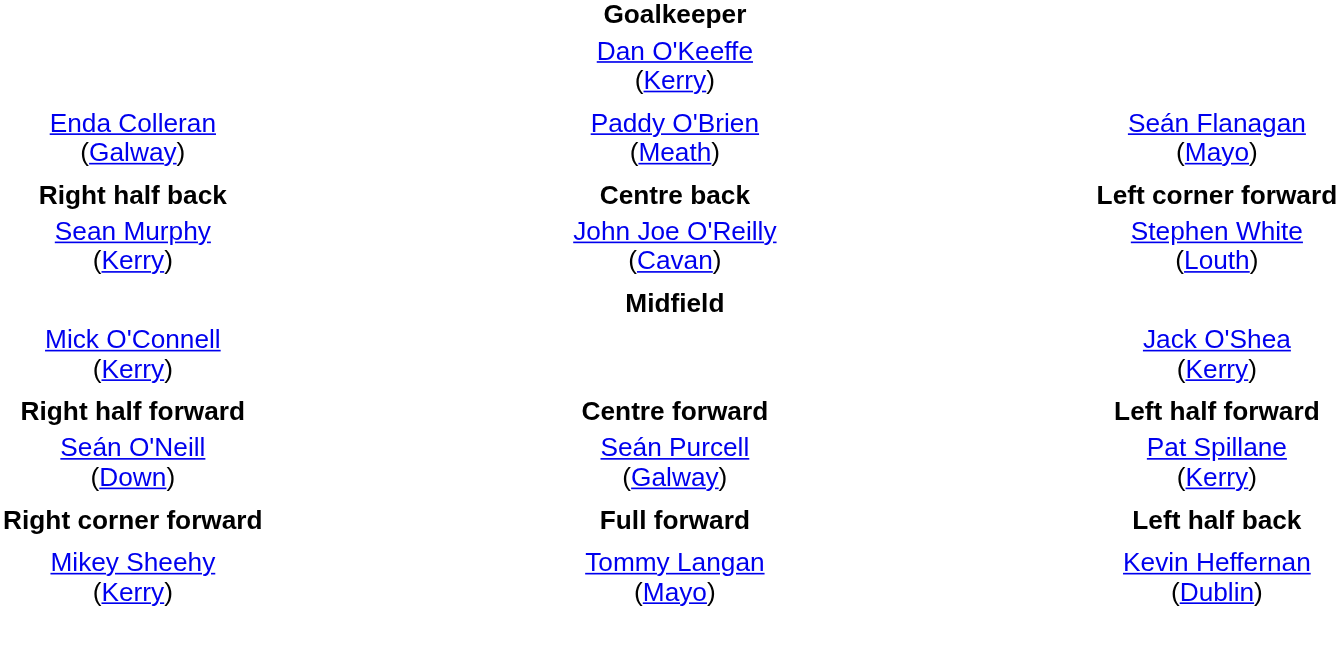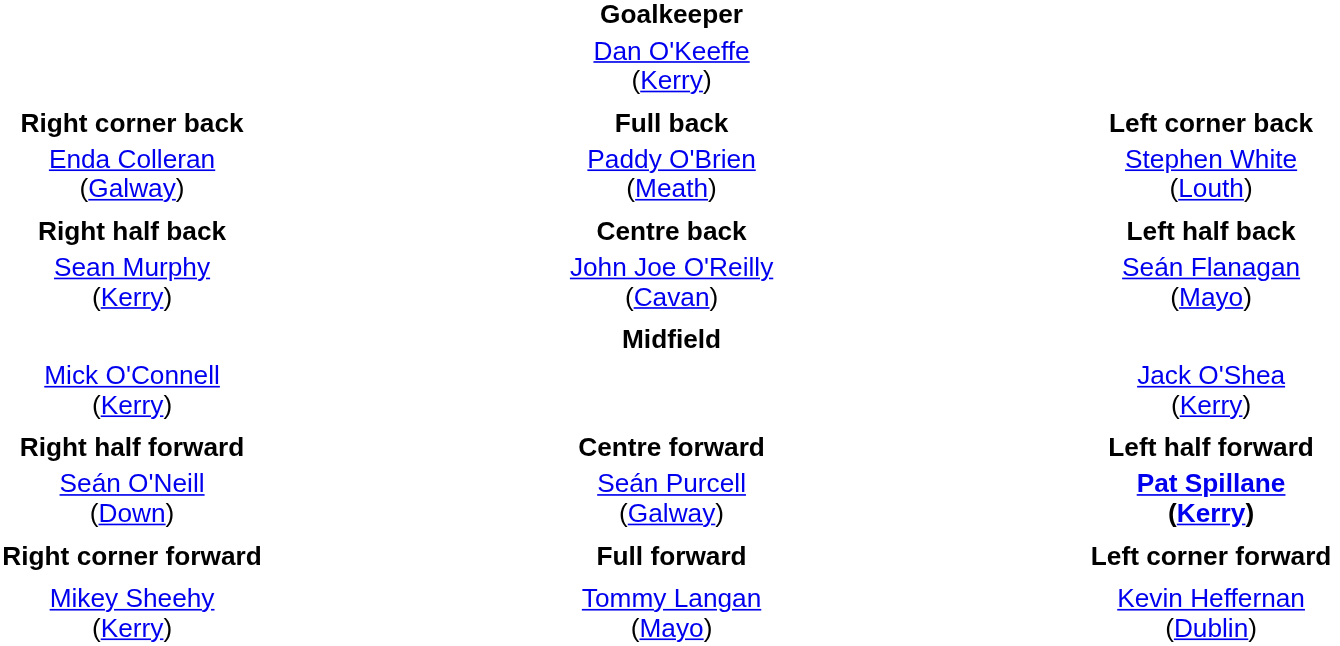+ row: (132, 123)
(1217, 137) Seán Flanagan (Mayo) -> (1211, 174) Stephen White (Louth)
(1217, 195) Left corner forward -> (1211, 231) Left half back
(1217, 246) Stephen White (Louth) -> (1211, 282) Seán Flanagan (Mayo)
(1217, 462) normal -> (1211, 498) bold
(1217, 520) Left half back -> (1211, 556) Left corner forward
